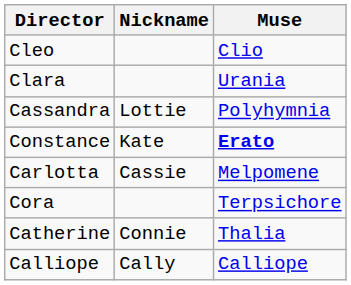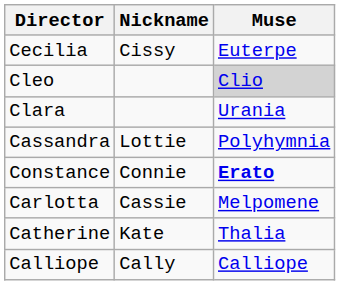+ row: (48, 50)
(240, 50) no background -> (240, 81) lightgrey background
(142, 142) Kate -> (153, 173) Connie
- row: (32, 203)
(153, 234) Connie -> (142, 234) Kate
